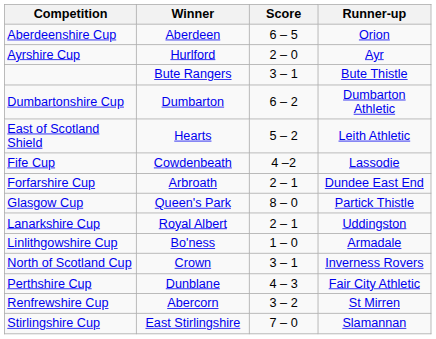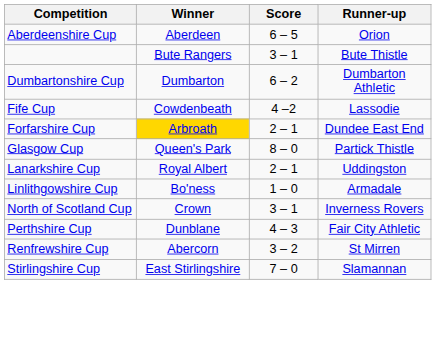- row: (44, 54)
- row: (53, 136)
(193, 183) no background -> (193, 128) gold background
